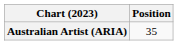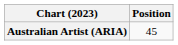(151, 31) 35 -> (151, 31) 45
